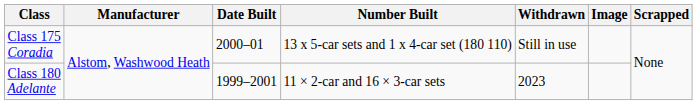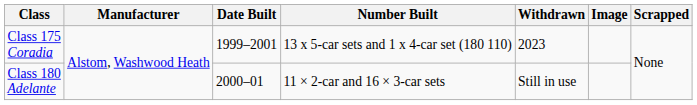(240, 44) 2000–01 -> (247, 44) 1999–2001
(547, 44) Still in use -> (532, 44) 2023
(247, 81) 1999–2001 -> (240, 81) 2000–01
(532, 81) 2023 -> (547, 81) Still in use
